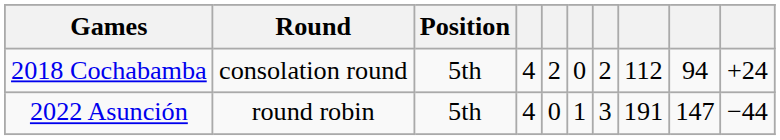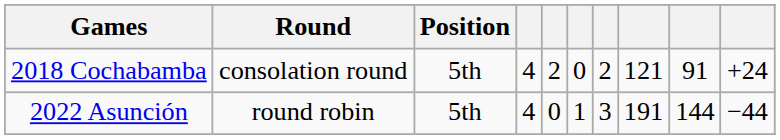(643, 69) 112 -> (643, 69) 121
(695, 69) 94 -> (695, 69) 91
(695, 112) 147 -> (695, 112) 144
